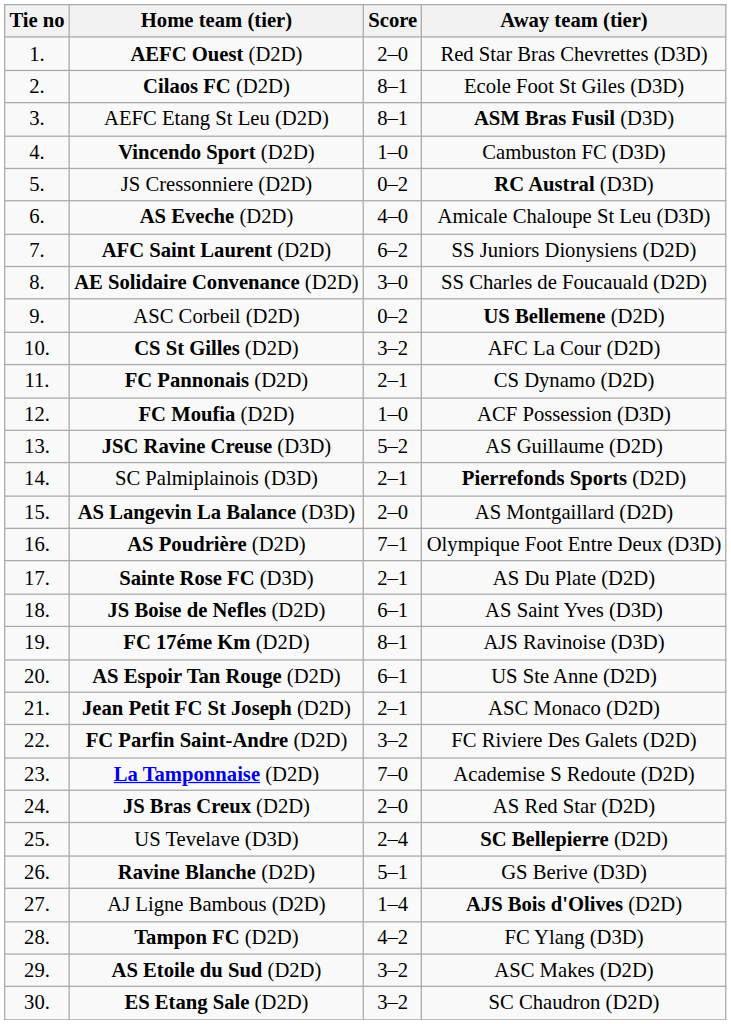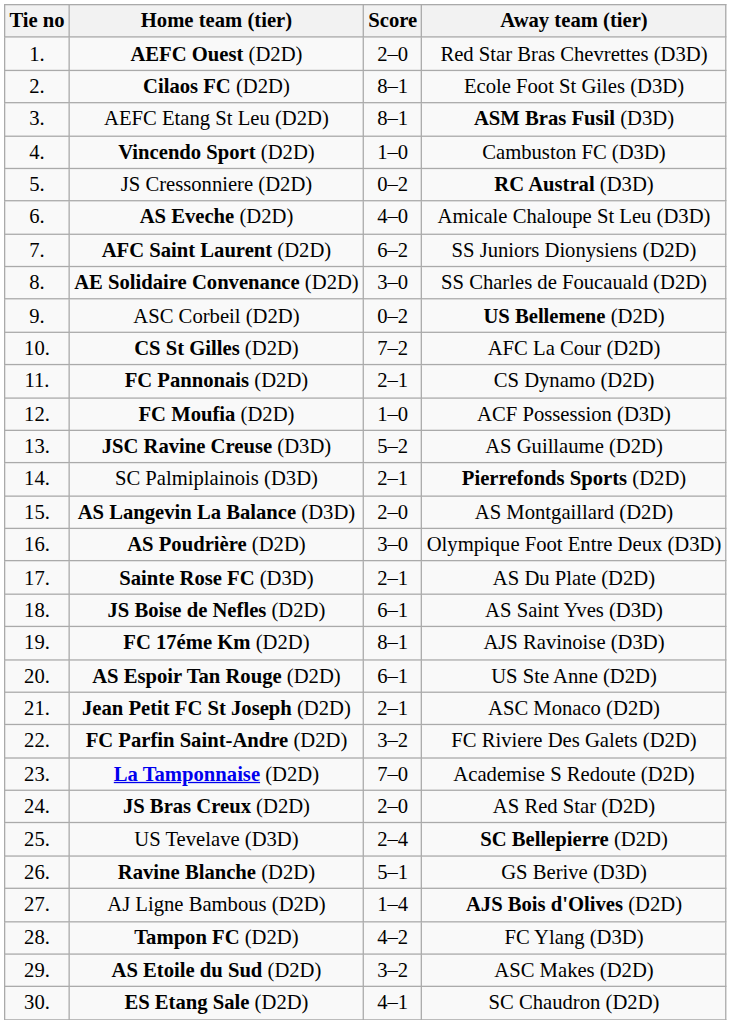(393, 348) 3–2 -> (393, 348) 7–2
(393, 544) 7–1 -> (393, 544) 3–0
(393, 1002) 3–2 -> (393, 1002) 4–1
